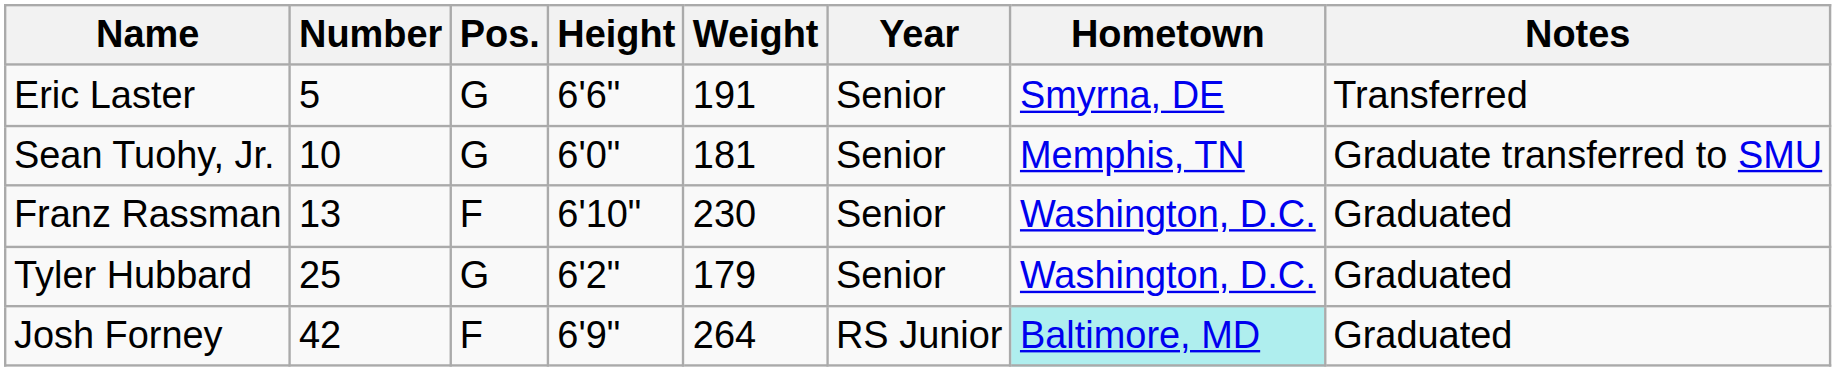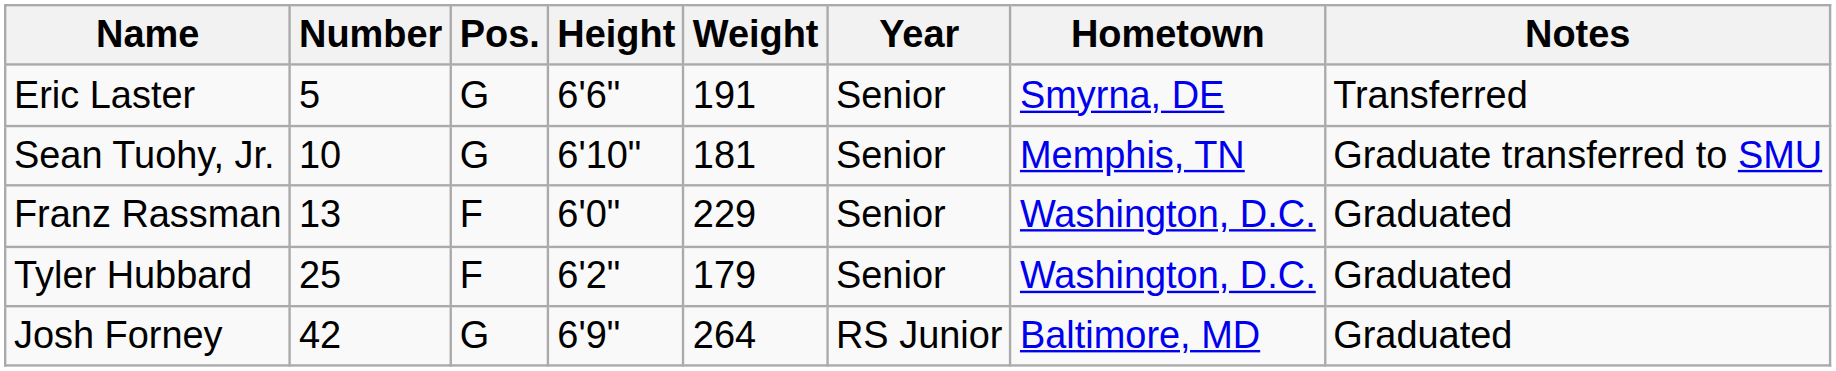(589, 154) 6'0" -> (599, 154) 6'10"
(599, 214) 6'10" -> (589, 214) 6'0"
(724, 214) 230 -> (724, 214) 229
(475, 275) G -> (471, 275) F
(471, 335) F -> (475, 335) G
(1140, 335) paleturquoise background -> (1140, 335) no background
